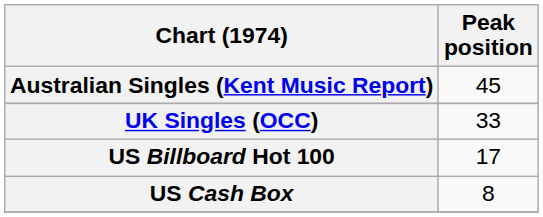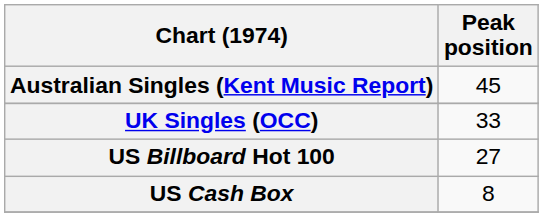(488, 157) 17 -> (488, 157) 27
